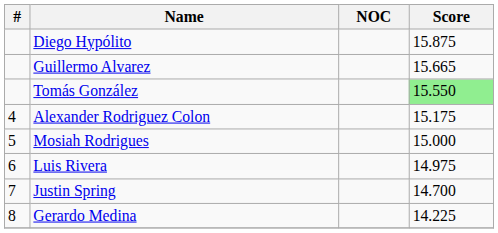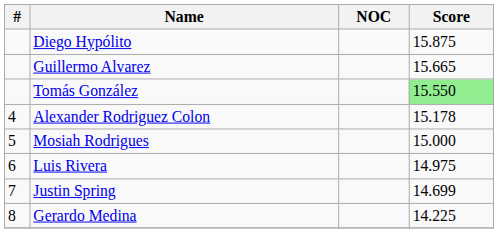(434, 116) 15.175 -> (434, 116) 15.178
(434, 191) 14.700 -> (434, 191) 14.699
